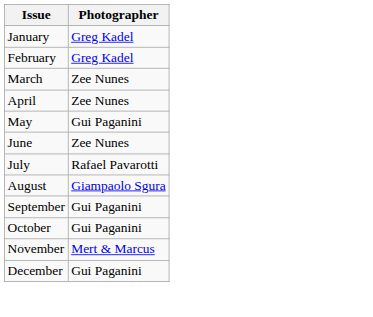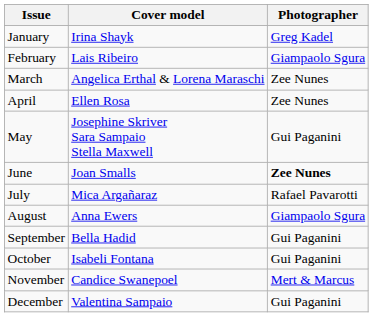+ column: (168, 15)
(102, 57) Greg Kadel -> (318, 57) Giampaolo Sgura
(100, 143) normal -> (301, 173) bold
